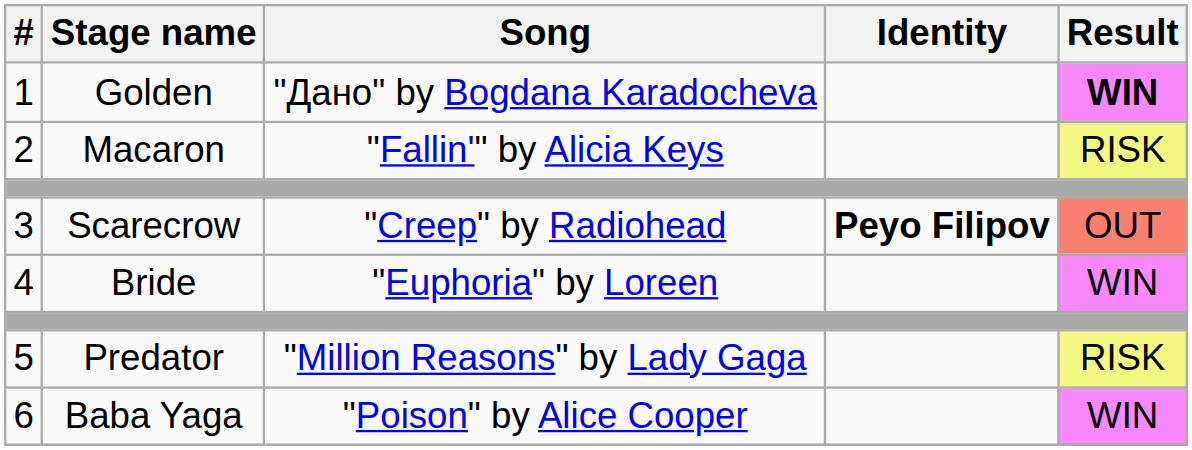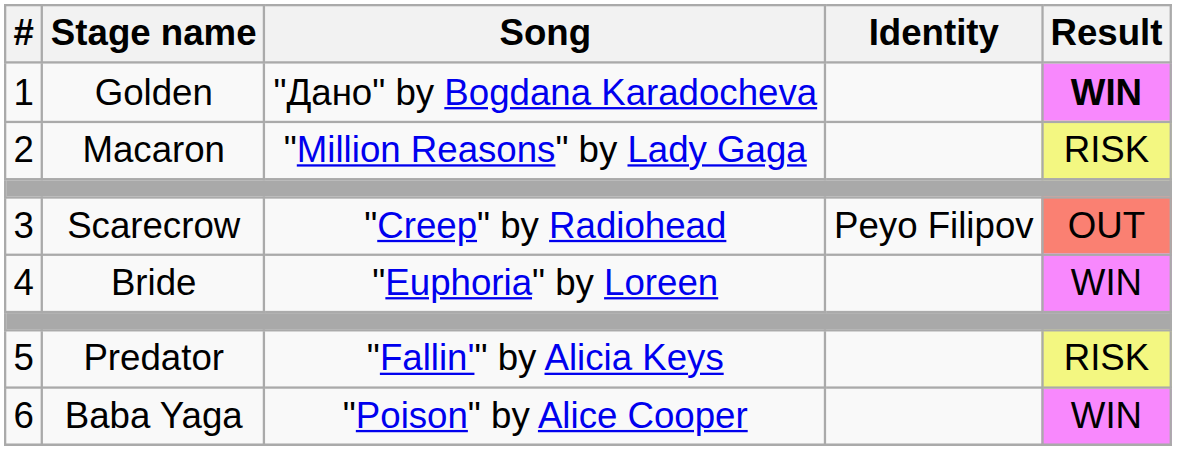(545, 149) "Fallin'" by Alicia Keys -> (545, 149) "Million Reasons" by Lady Gaga
(942, 224) bold -> (934, 224) normal
(545, 357) "Million Reasons" by Lady Gaga -> (545, 357) "Fallin'" by Alicia Keys
